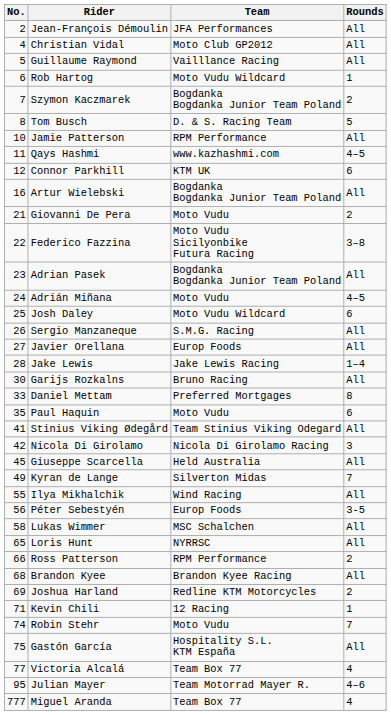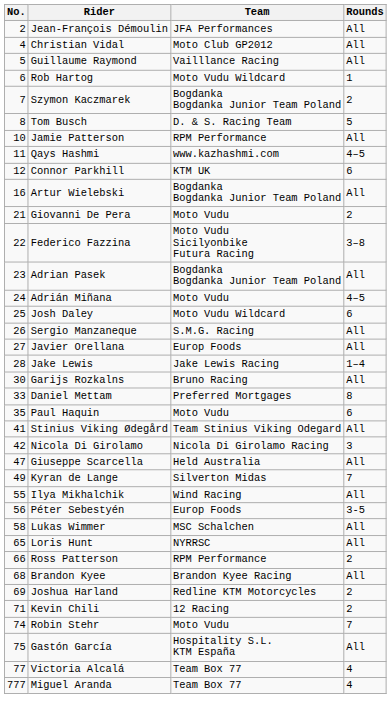(19, 462) 45 -> (19, 462) 47
(349, 609) 1 -> (349, 609) 2
- row: (68, 686)
